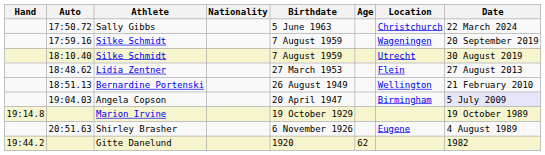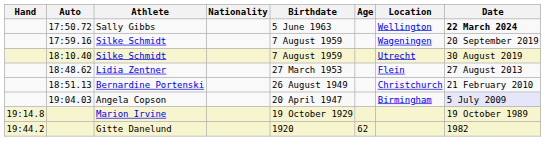(410, 26) Christchurch -> (405, 26) Wellington
(482, 26) normal -> (482, 26) bold
(405, 85) Wellington -> (410, 85) Christchurch
- row: (70, 129)
